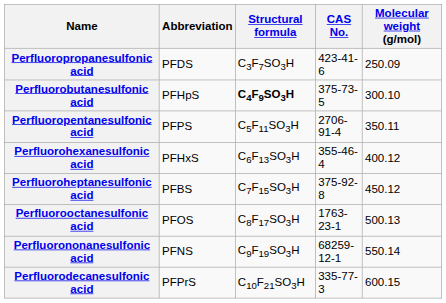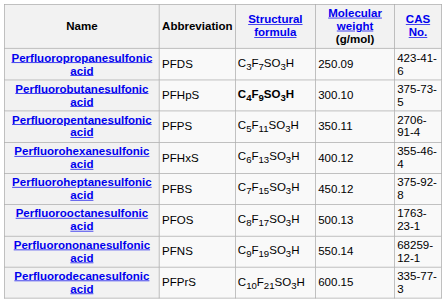columns swapped: (402, 26) <-> (339, 26)
